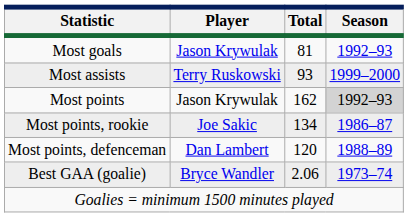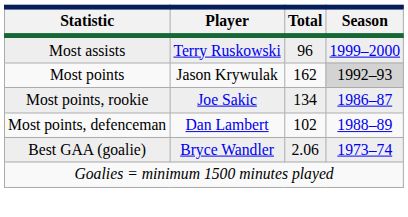- row: (87, 50)
(305, 75) 93 -> (305, 50) 96
(305, 149) 120 -> (305, 124) 102
